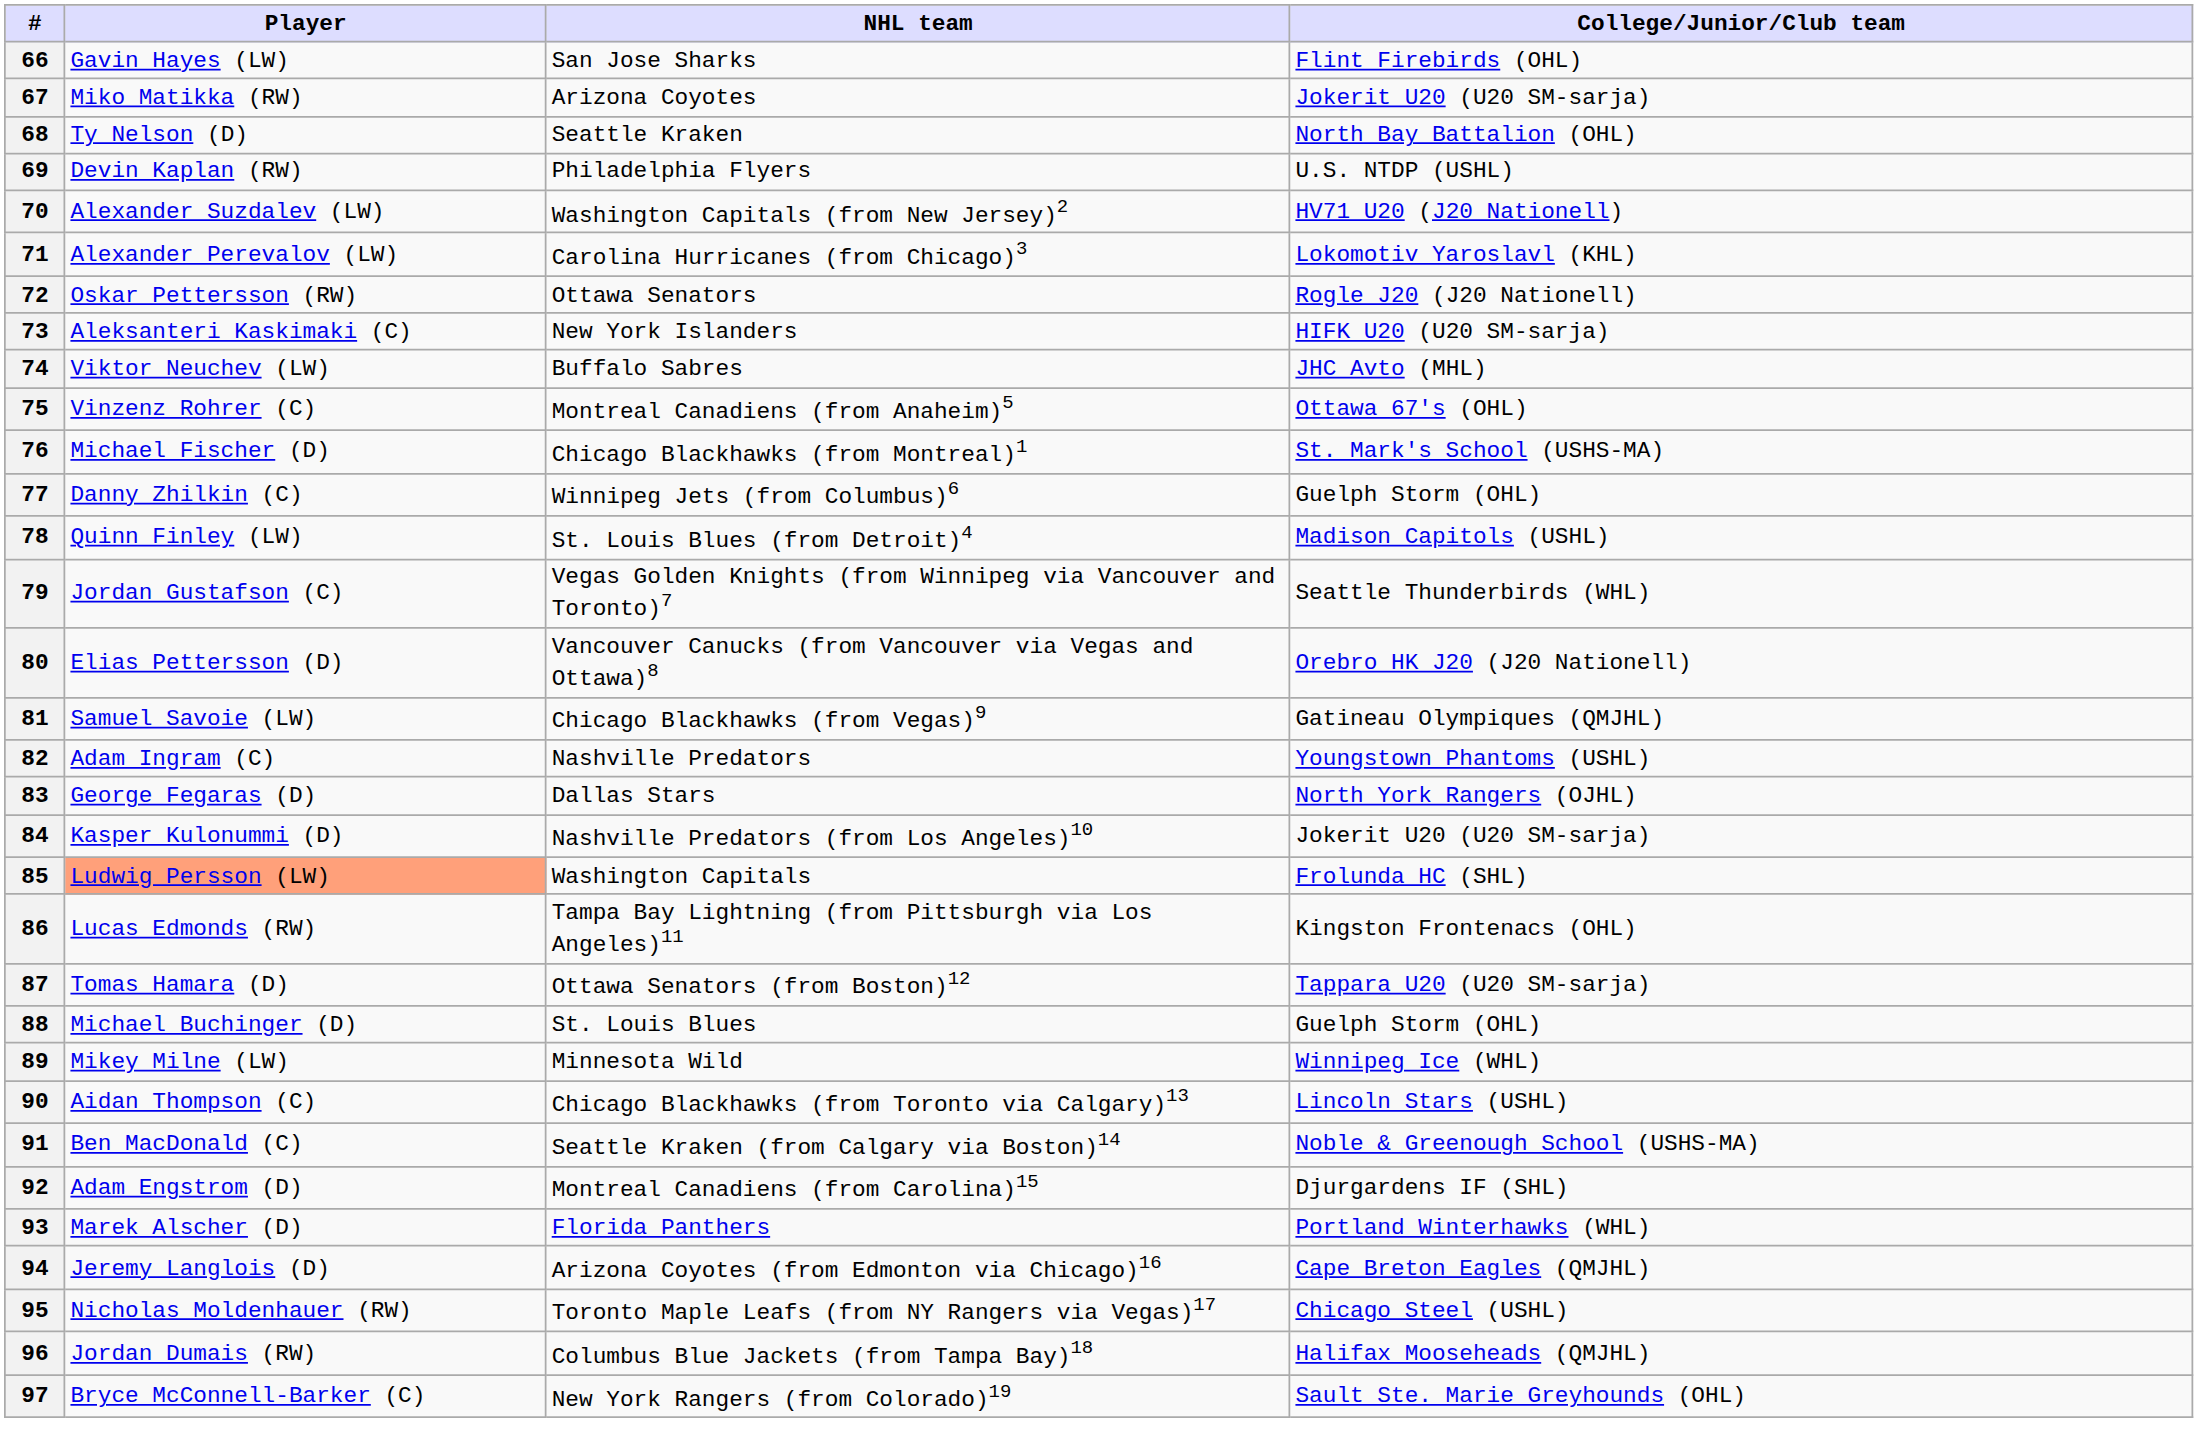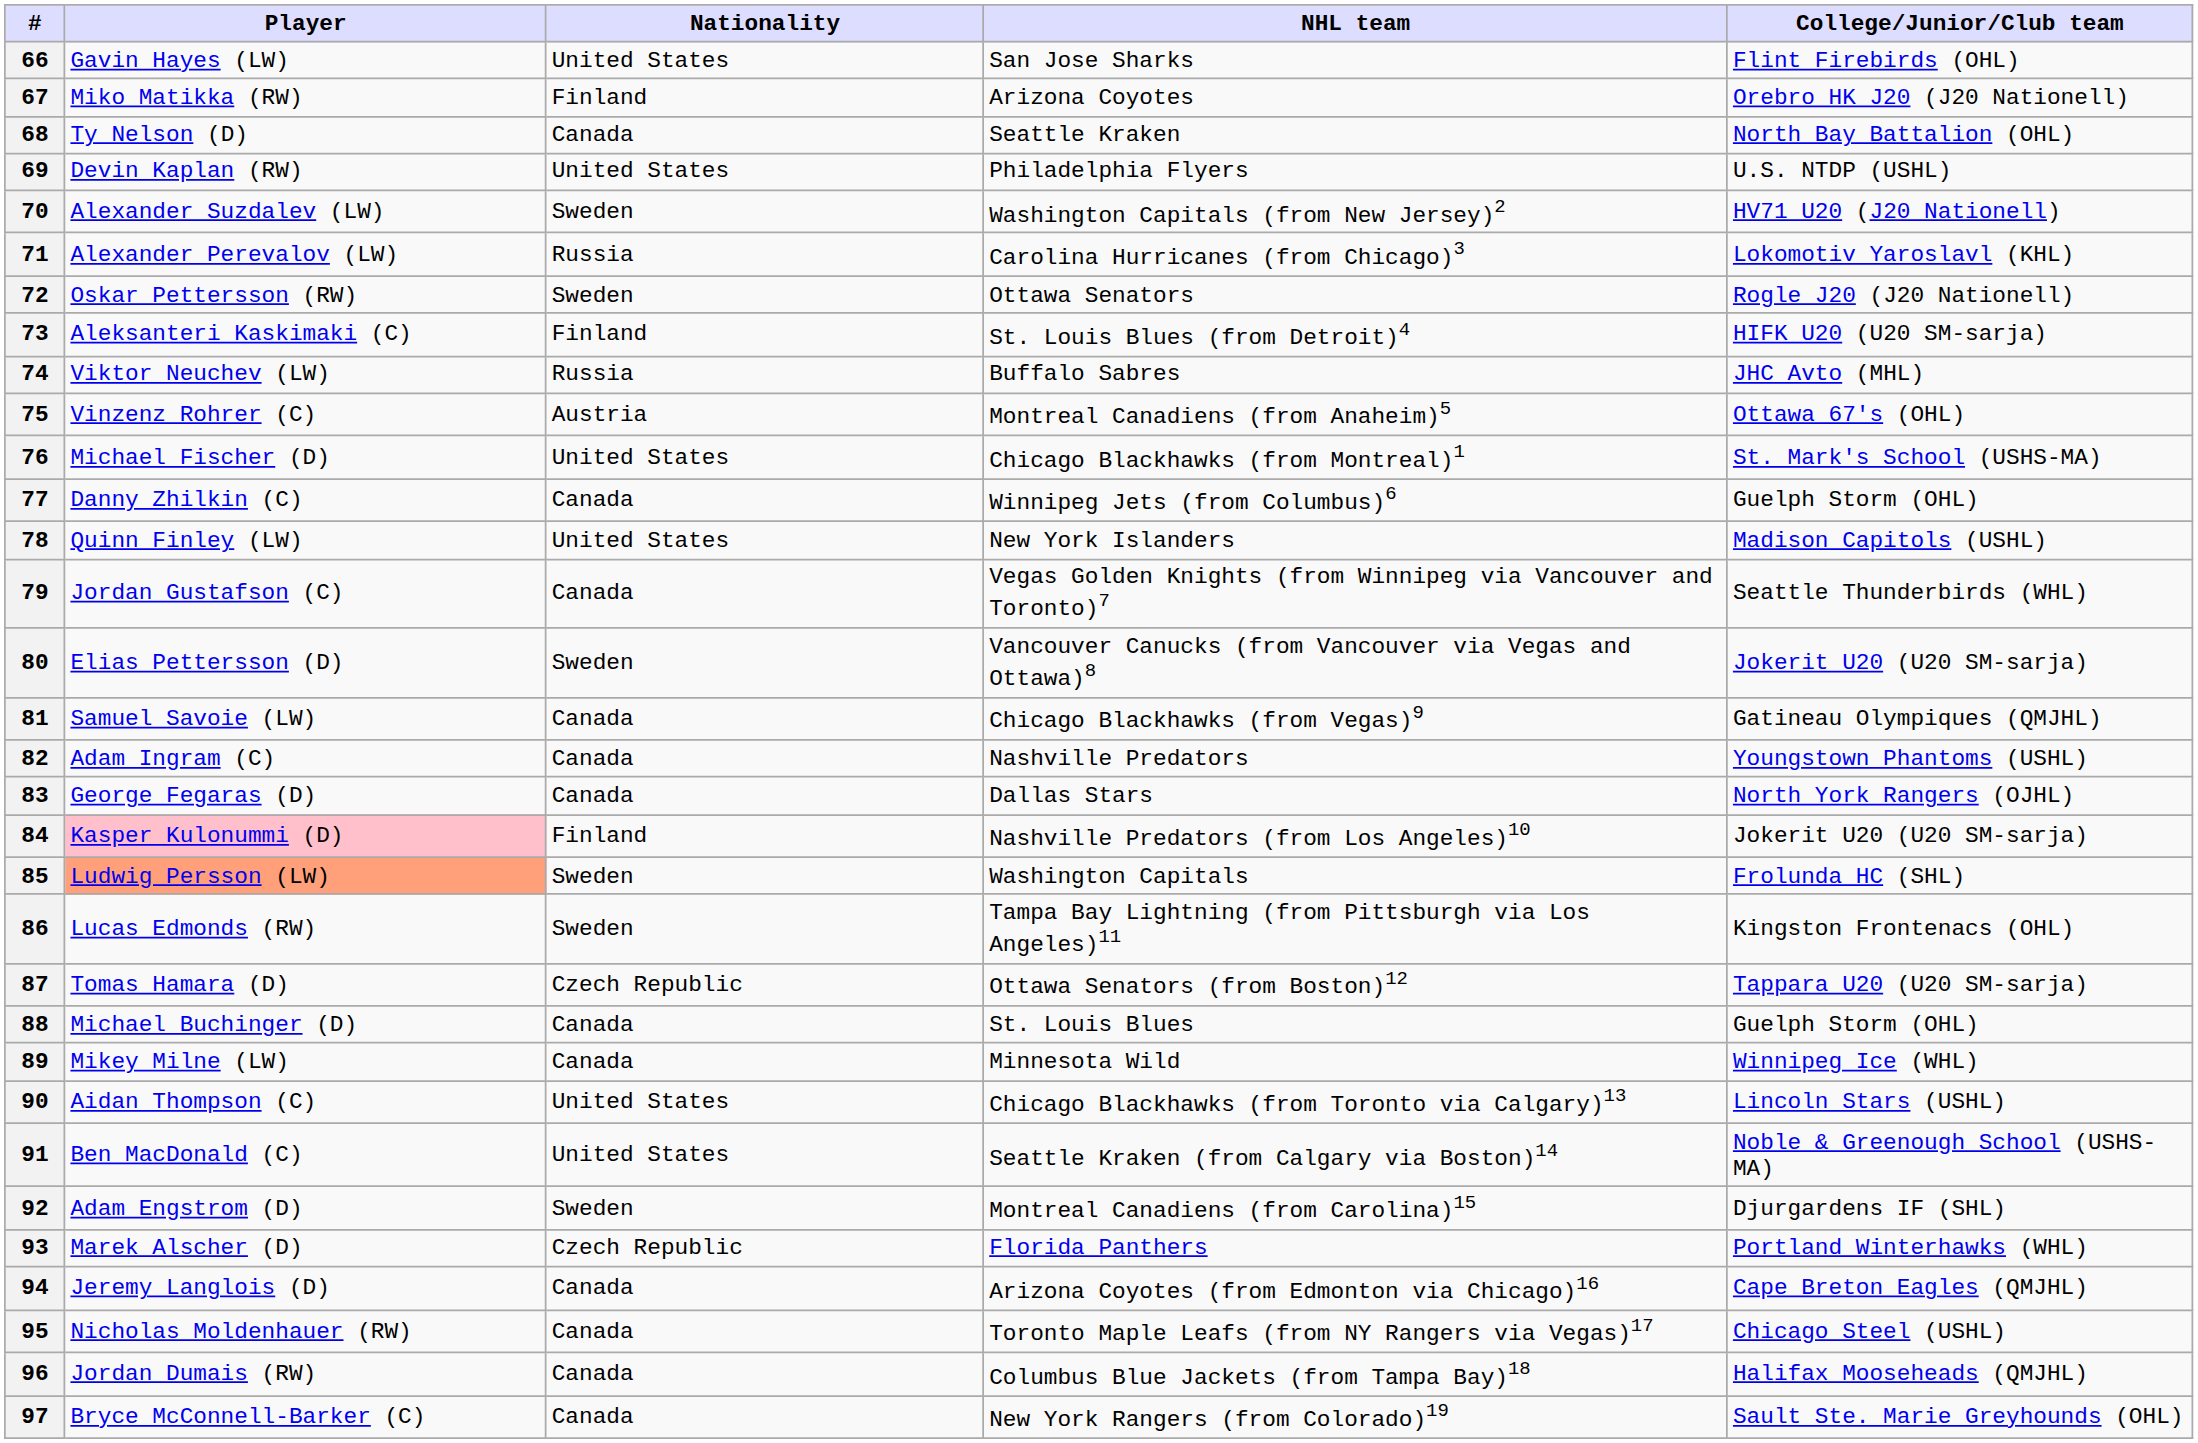+ column: (765, 23)
(1473, 98) Jokerit U20 (U20 SM-sarja) -> (1931, 98) Orebro HK J20 (J20 Nationell)
(675, 332) New York Islanders -> (1200, 335) St. Louis Blues (from Detroit)4
(762, 537) St. Louis Blues (from Detroit)4 -> (1112, 540) New York Islanders
(1493, 663) Orebro HK J20 (J20 Nationell) -> (1910, 663) Jokerit U20 (U20 SM-sarja)
(207, 836) no background -> (207, 836) pink background
